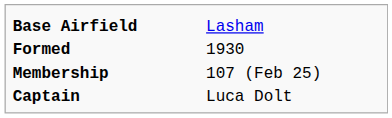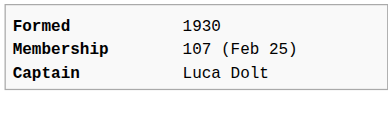- row: (75, 26)
